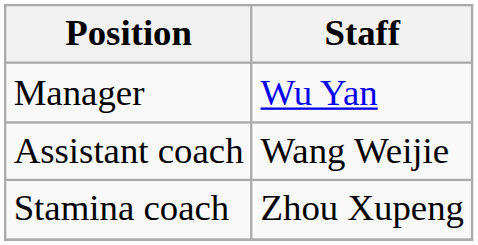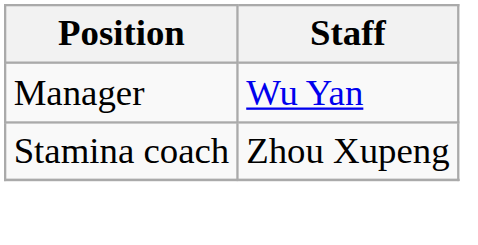- row: (129, 150)
